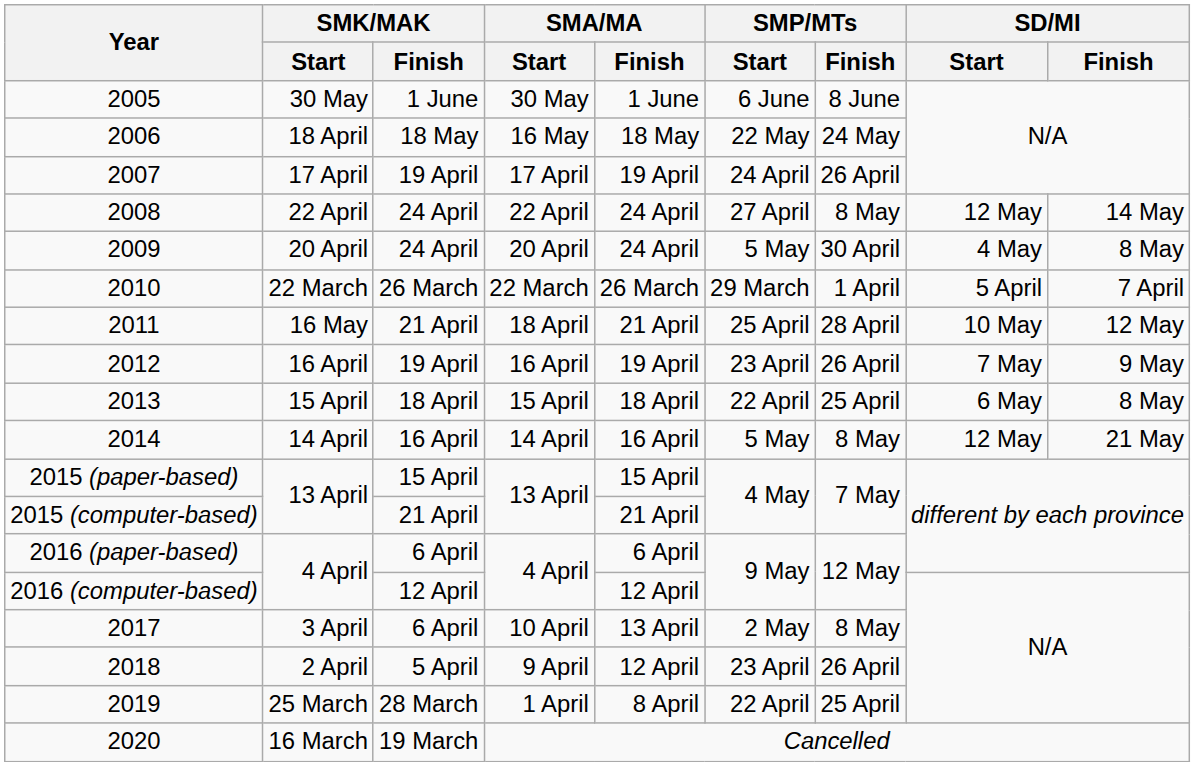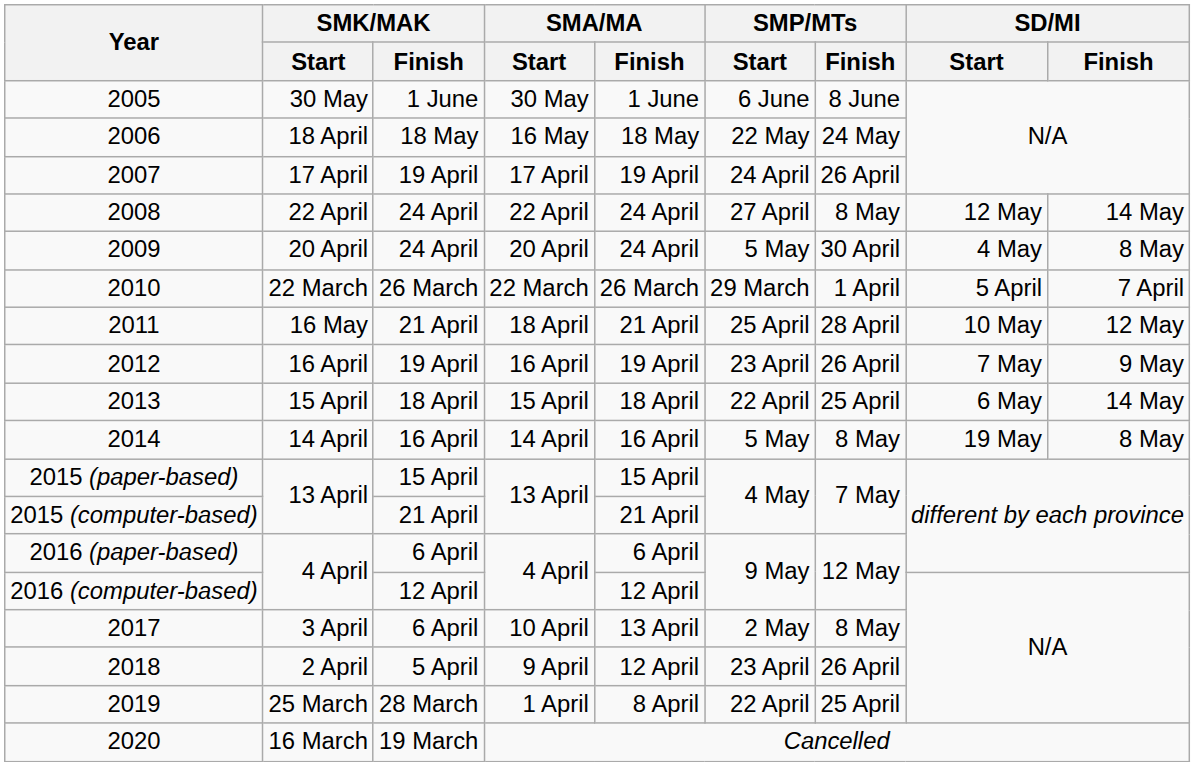(1152, 401) 8 May -> (1145, 401) 14 May
(1003, 439) 12 May -> (1003, 439) 19 May
(1145, 439) 21 May -> (1152, 439) 8 May
